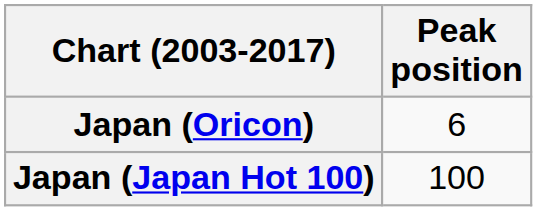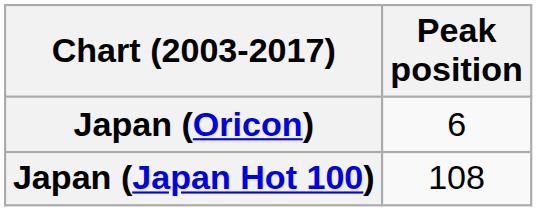(457, 177) 100 -> (457, 177) 108
